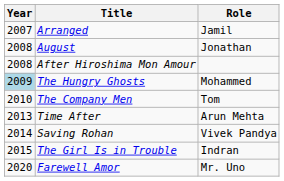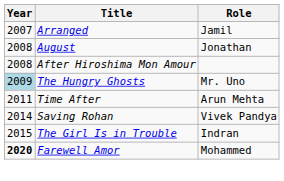(226, 82) Mohammed -> (223, 82) Mr. Uno
- row: (85, 99)
(20, 116) 2013 -> (20, 99) 2011
(20, 167) normal -> (20, 150) bold
(223, 167) Mr. Uno -> (226, 150) Mohammed
